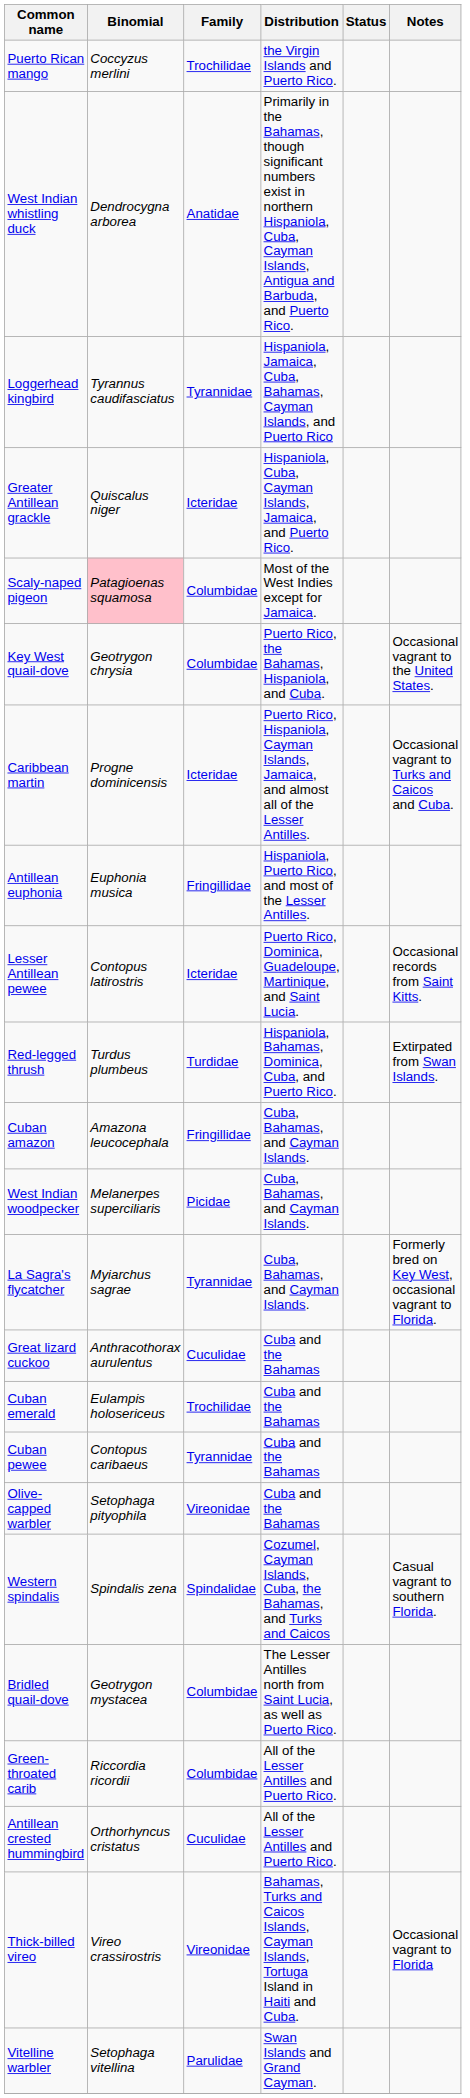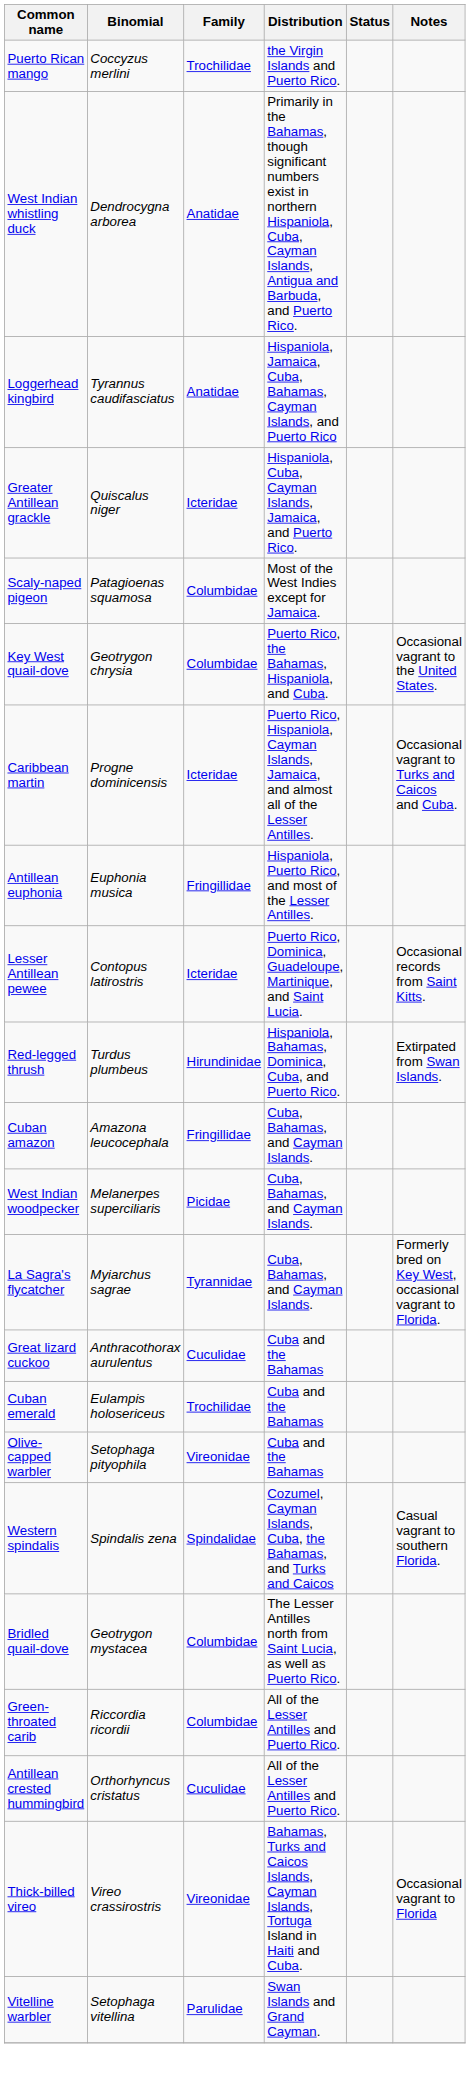(219, 391) Tyrannidae -> (213, 391) Anatidae
(127, 590) pink background -> (127, 590) no background
(213, 1062) Turdidae -> (224, 1062) Hirundinidae
- row: (27, 1457)
